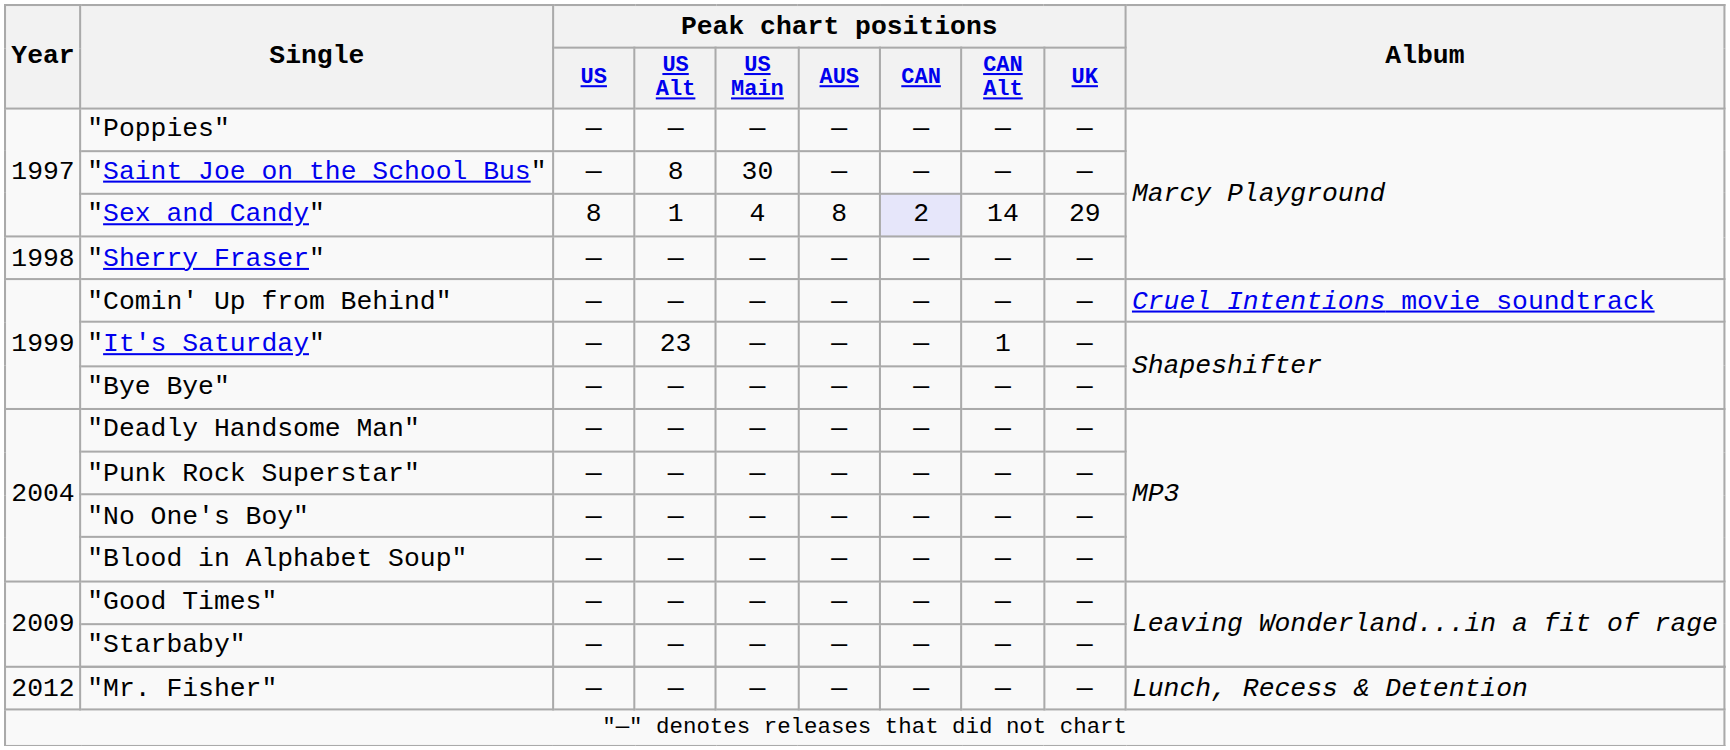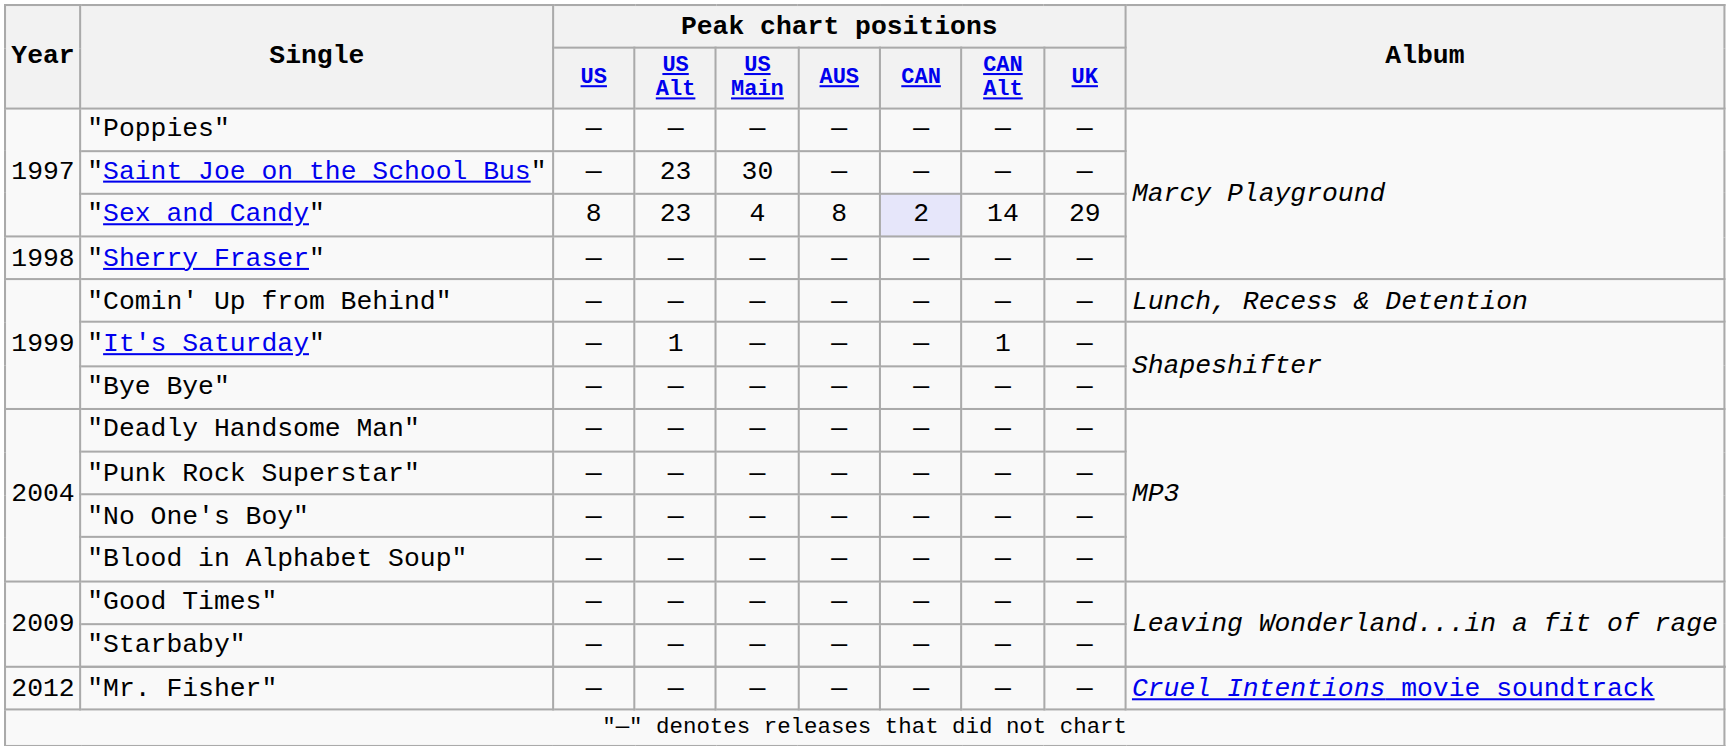(676, 172) 8 -> (676, 172) 23
(676, 215) 1 -> (676, 215) 23
(1393, 301) Cruel Intentions movie soundtrack -> (1330, 301) Lunch, Recess & Detention
(676, 344) 23 -> (676, 344) 1
(1330, 688) Lunch, Recess & Detention -> (1393, 688) Cruel Intentions movie soundtrack
